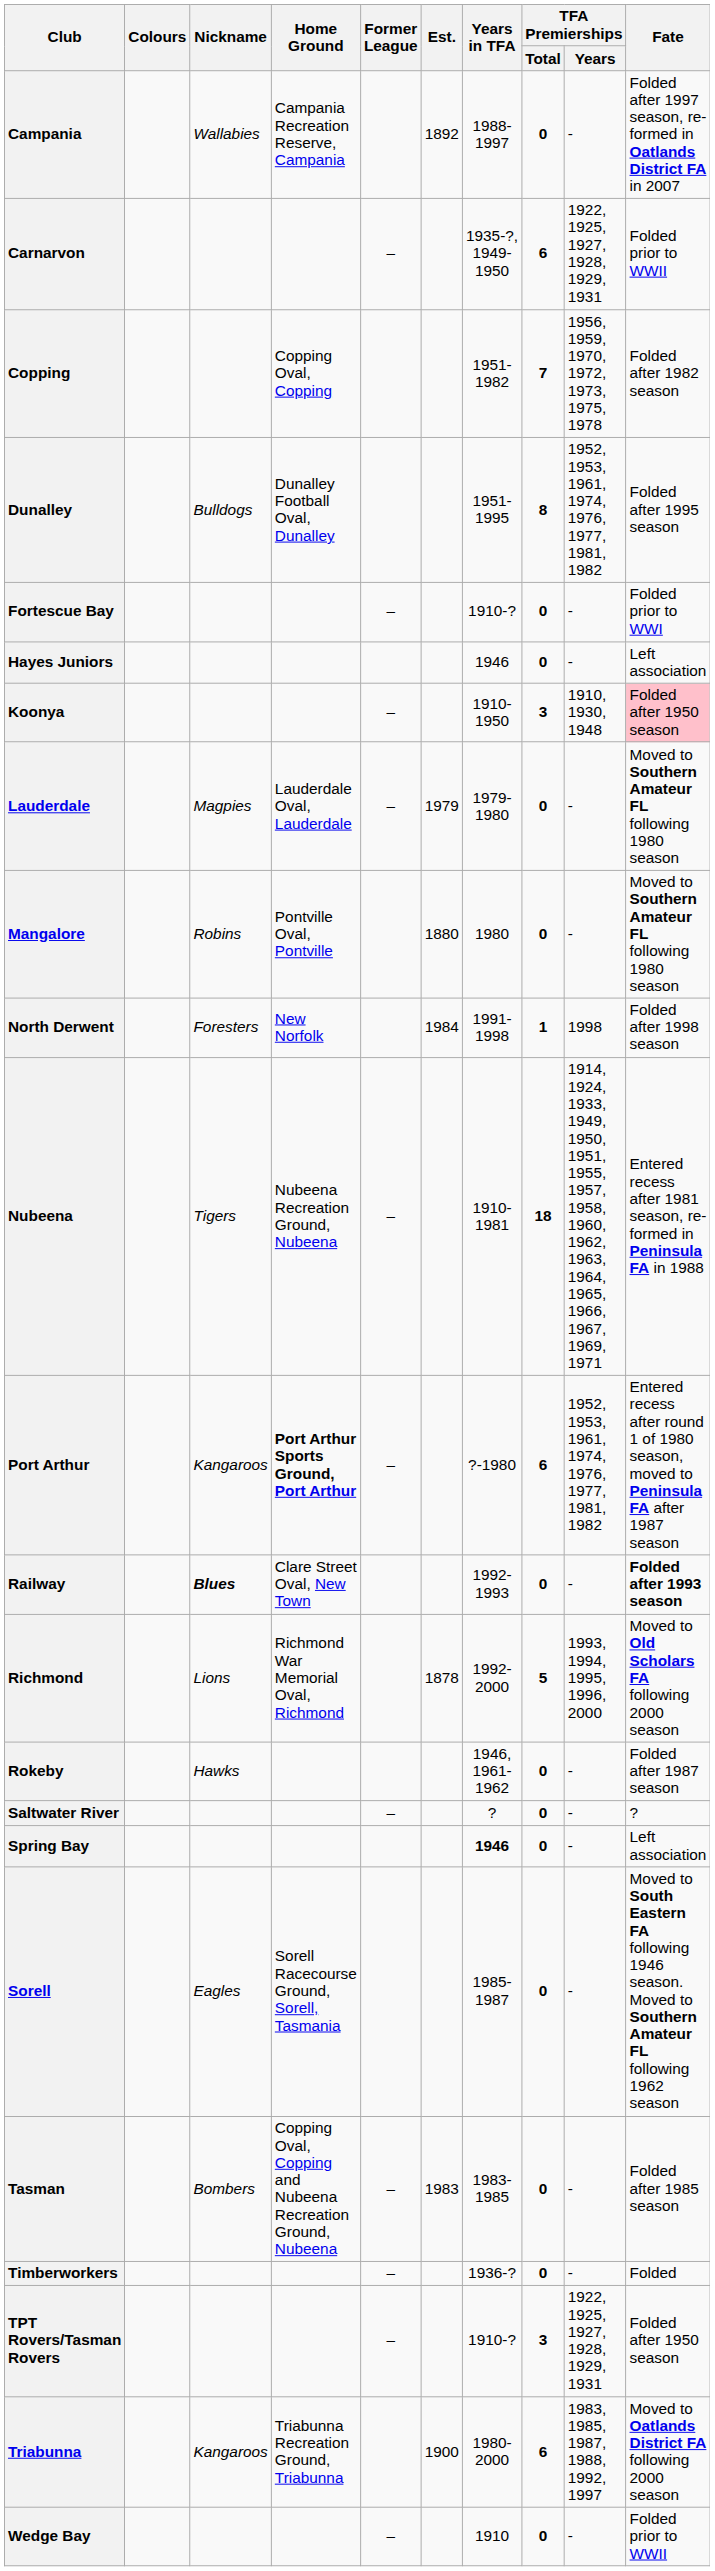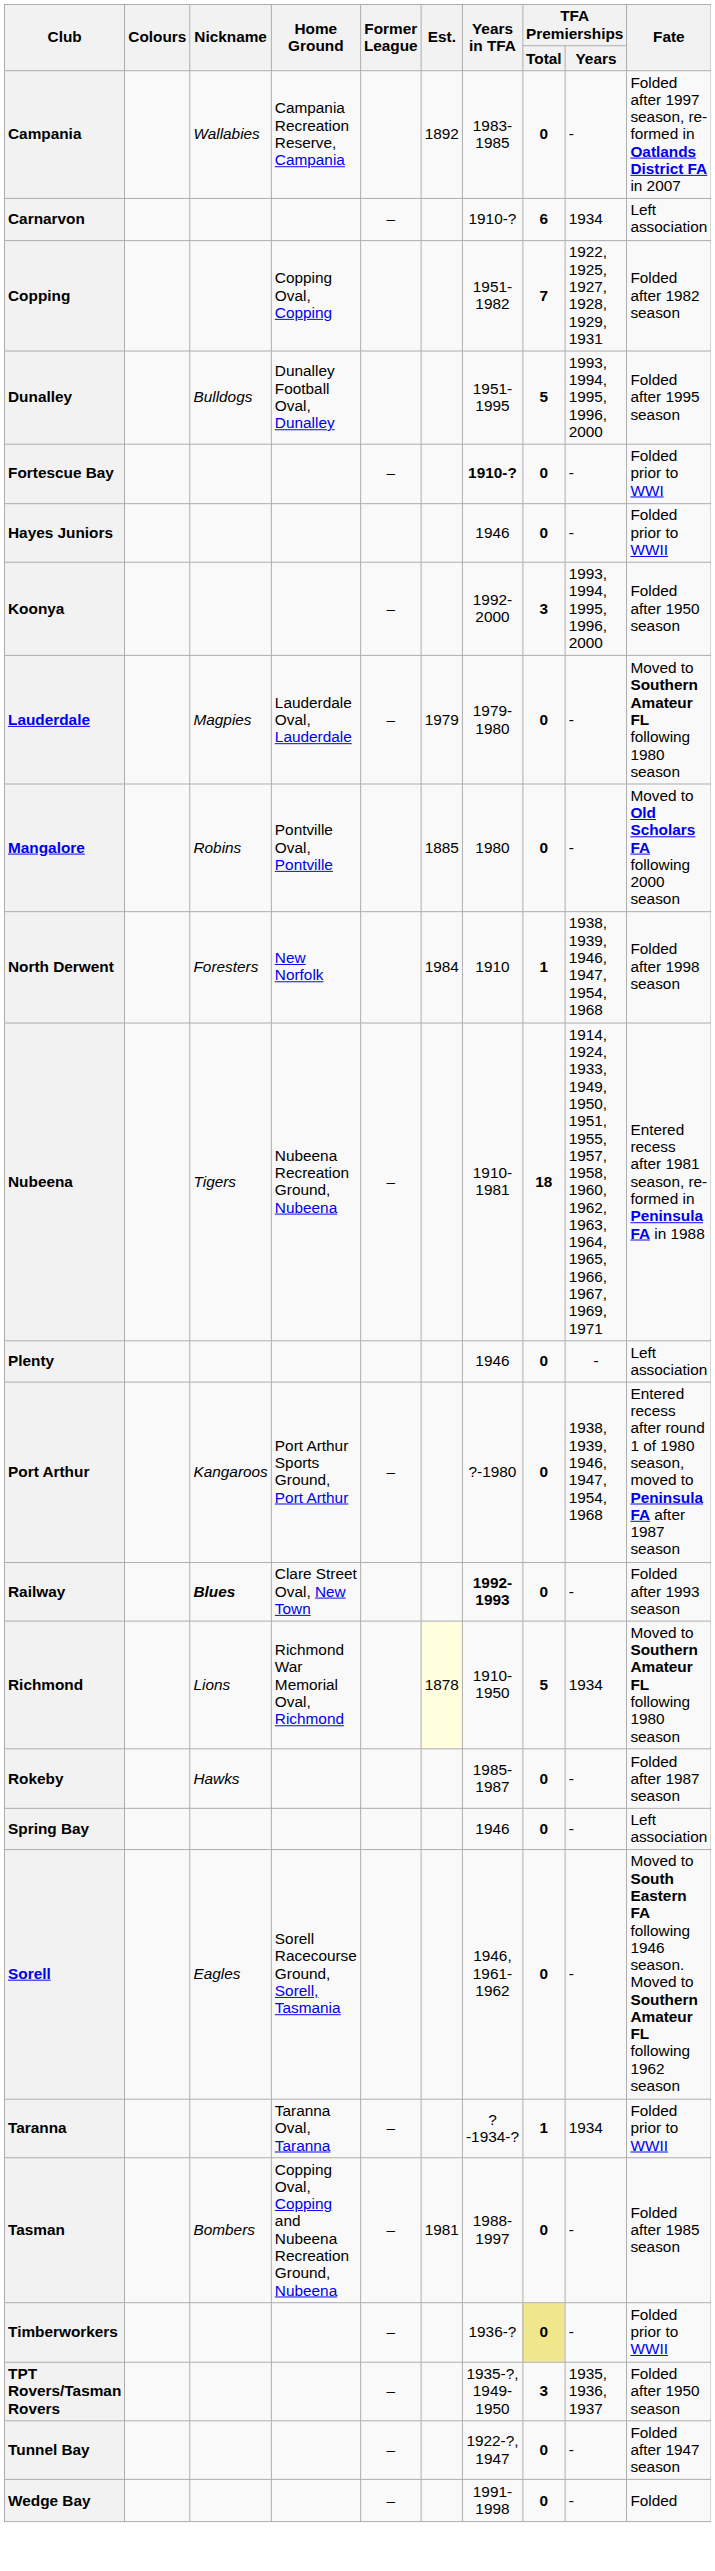(492, 134) 1988-1997 -> (492, 134) 1983-1985
(492, 253) 1935-?, 1949-1950 -> (492, 219) 1910-?
(587, 253) 1922, 1925, 1927, 1928, 1929, 1931 -> (586, 219) 1934
(653, 253) Folded prior to WWII -> (669, 219) Left association
(587, 373) 1956, 1959, 1970, 1972, 1973, 1975, 1978 -> (588, 295) 1922, 1925, 1927, 1928, 1929, 1931
(543, 509) 8 -> (544, 397) 5
(587, 510) 1952, 1953, 1961, 1974, 1976, 1977, 1981, 1982 -> (588, 397) 1993, 1994, 1995, 1996, 2000
(492, 612) normal -> (492, 473) bold
(668, 662) Left association -> (654, 532) Folded prior to WWII
(492, 712) 1910-1950 -> (492, 608) 1992-2000
(587, 712) 1910, 1930, 1948 -> (588, 608) 1993, 1994, 1995, 1996, 2000
(664, 712) pink background -> (665, 608) no background
(442, 934) 1880 -> (442, 847) 1885
(663, 934) Moved to Southern Amateur FL following 1980 season -> (663, 847) Moved to Old Scholars FA following 2000 season
(492, 1027) 1991-1998 -> (492, 967) 1910
(585, 1027) 1998 -> (588, 967) 1938, 1939, 1946, 1947, 1954, 1968
+ row: (31, 1361)
(316, 1465) bold -> (312, 1472) normal
(543, 1465) 6 -> (544, 1472) 0
(587, 1465) 1952, 1953, 1961, 1974, 1976, 1977, 1981, 1982 -> (588, 1472) 1938, 1939, 1946, 1947, 1954, 1968
(492, 1584) normal -> (492, 1591) bold
(665, 1584) bold -> (665, 1591) normal
(442, 1678) no background -> (442, 1685) lightyellow background
(492, 1678) 1992-2000 -> (492, 1685) 1910-1950
(587, 1678) 1993, 1994, 1995, 1996, 2000 -> (586, 1685) 1934
(662, 1678) Moved to Old Scholars FA following 2000 season -> (664, 1685) Moved to Southern Amateur FL following 1980 season
(492, 1771) 1946, 1961-1962 -> (492, 1778) 1985-1987
- row: (64, 1813)
(492, 1846) bold -> (492, 1828) normal
(492, 1991) 1985-1987 -> (492, 1974) 1946, 1961-1962
+ row: (37, 2128)
(442, 2188) 1983 -> (442, 2230) 1981
(492, 2188) 1983-1985 -> (492, 2230) 1988-1997
(543, 2273) no background -> (544, 2332) khaki background
(653, 2273) Folded -> (654, 2332) Folded prior to WWII
(492, 2341) 1910-? -> (492, 2391) 1935-?, 1949-1950
(587, 2341) 1922, 1925, 1927, 1928, 1929, 1931 -> (588, 2391) 1935, 1936, 1937
- row: (45, 2451)
+ row: (49, 2450)
(492, 2536) 1910 -> (492, 2500) 1991-1998
(653, 2536) Folded prior to WWII -> (654, 2500) Folded
